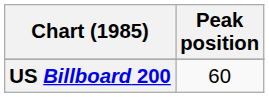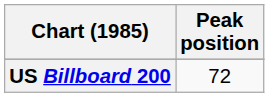(220, 75) 60 -> (220, 75) 72
